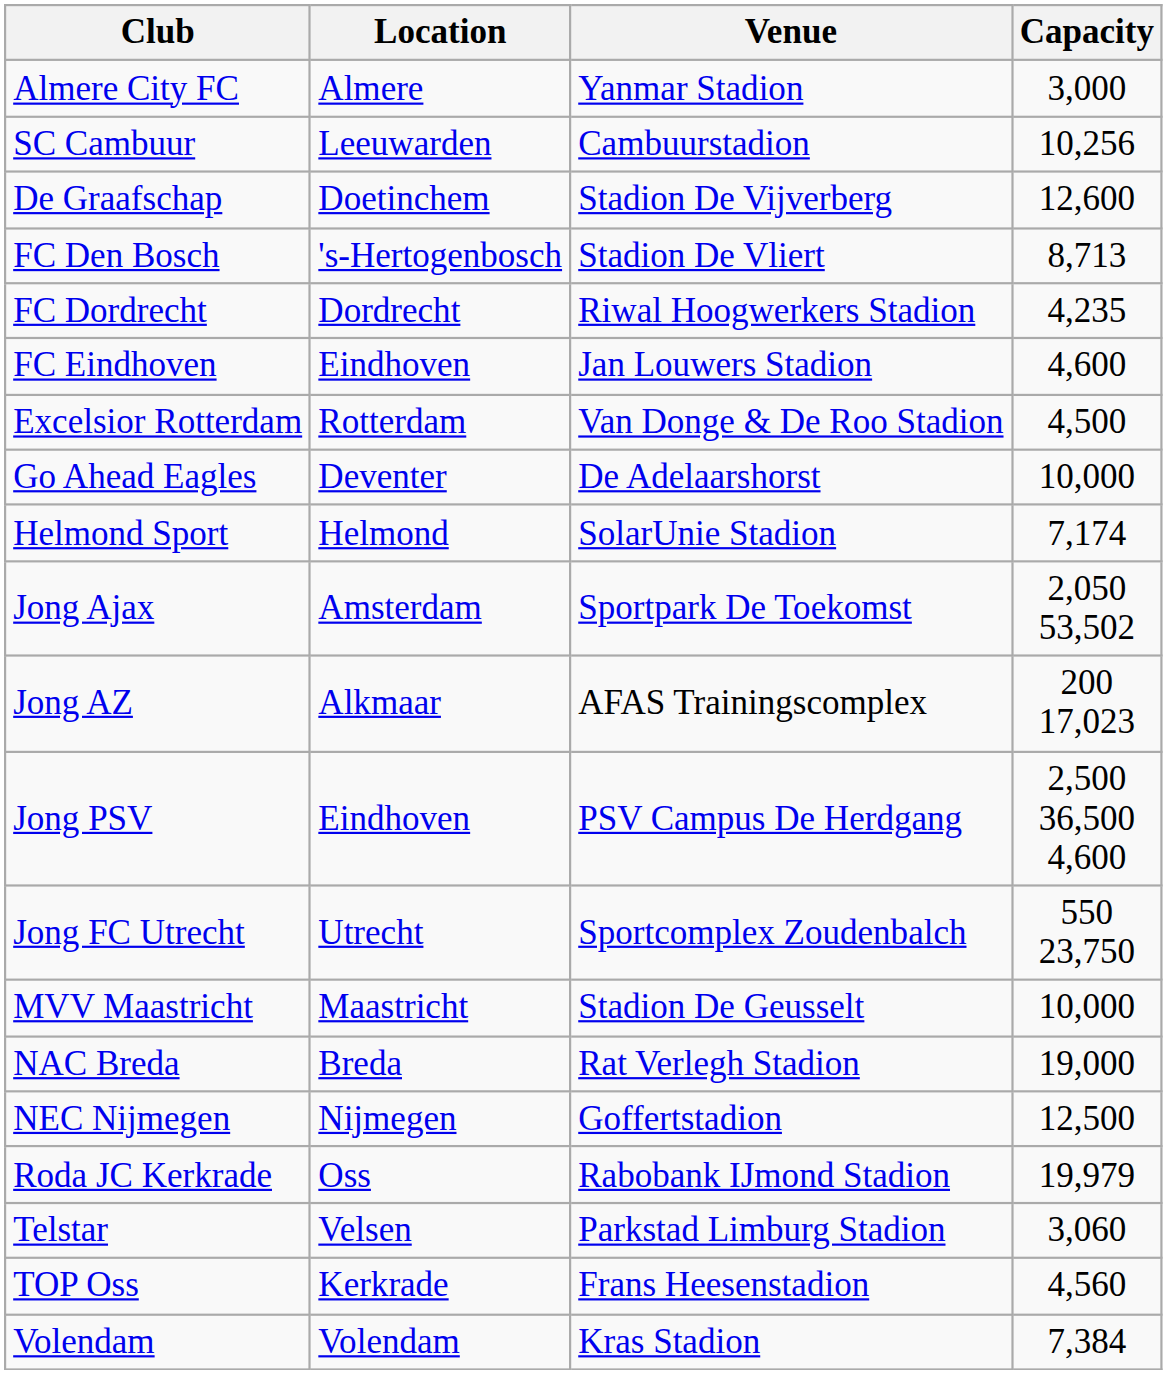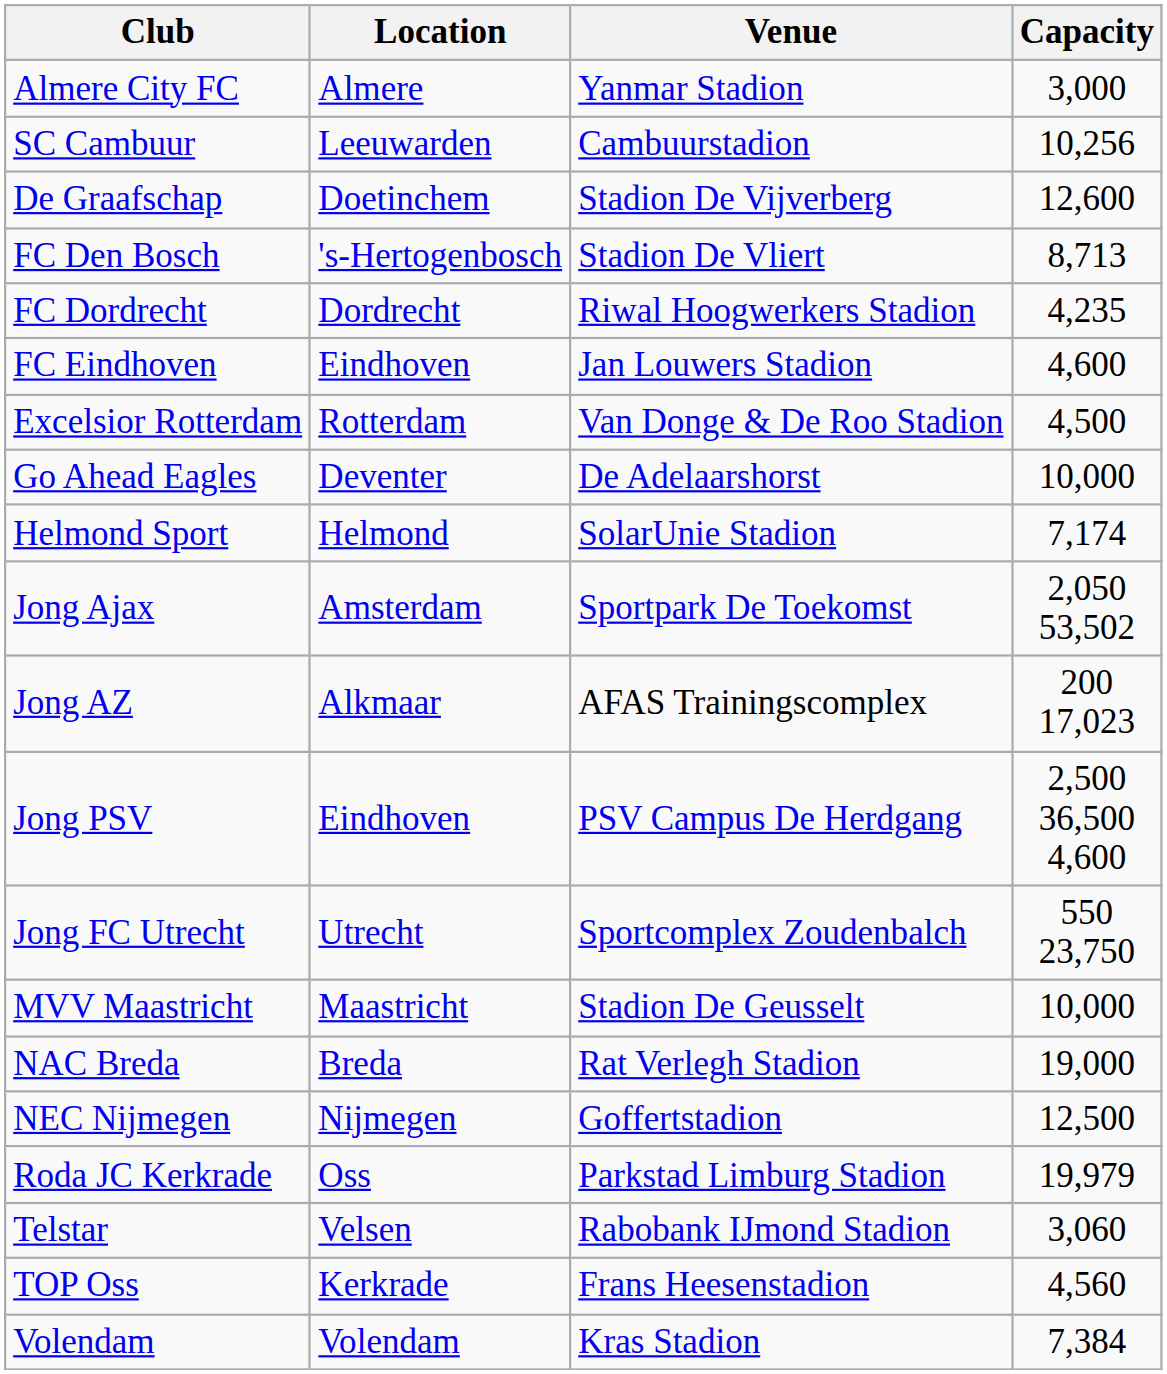(764, 1174) Rabobank IJmond Stadion -> (762, 1174) Parkstad Limburg Stadion
(762, 1229) Parkstad Limburg Stadion -> (764, 1229) Rabobank IJmond Stadion
